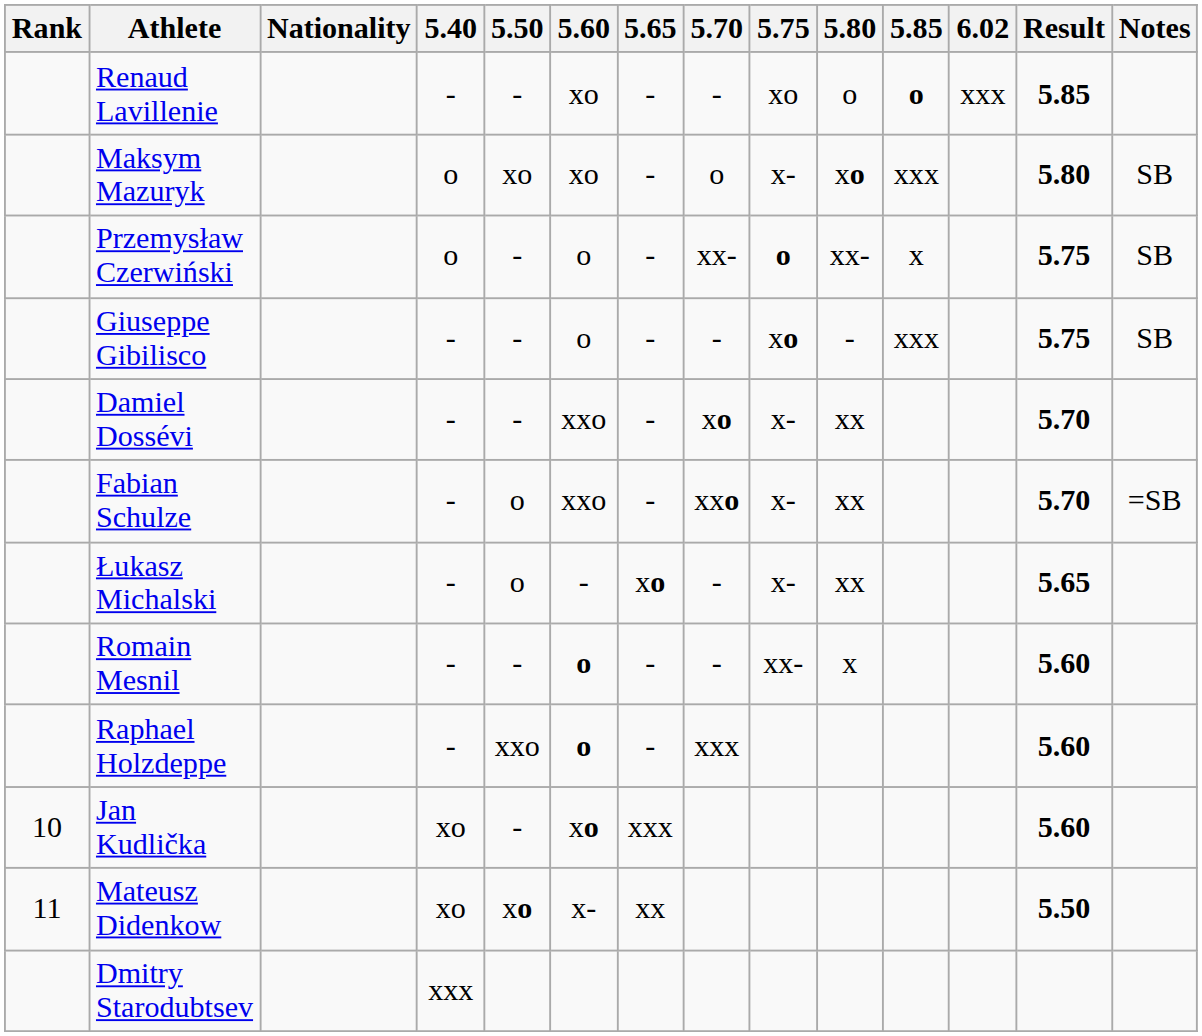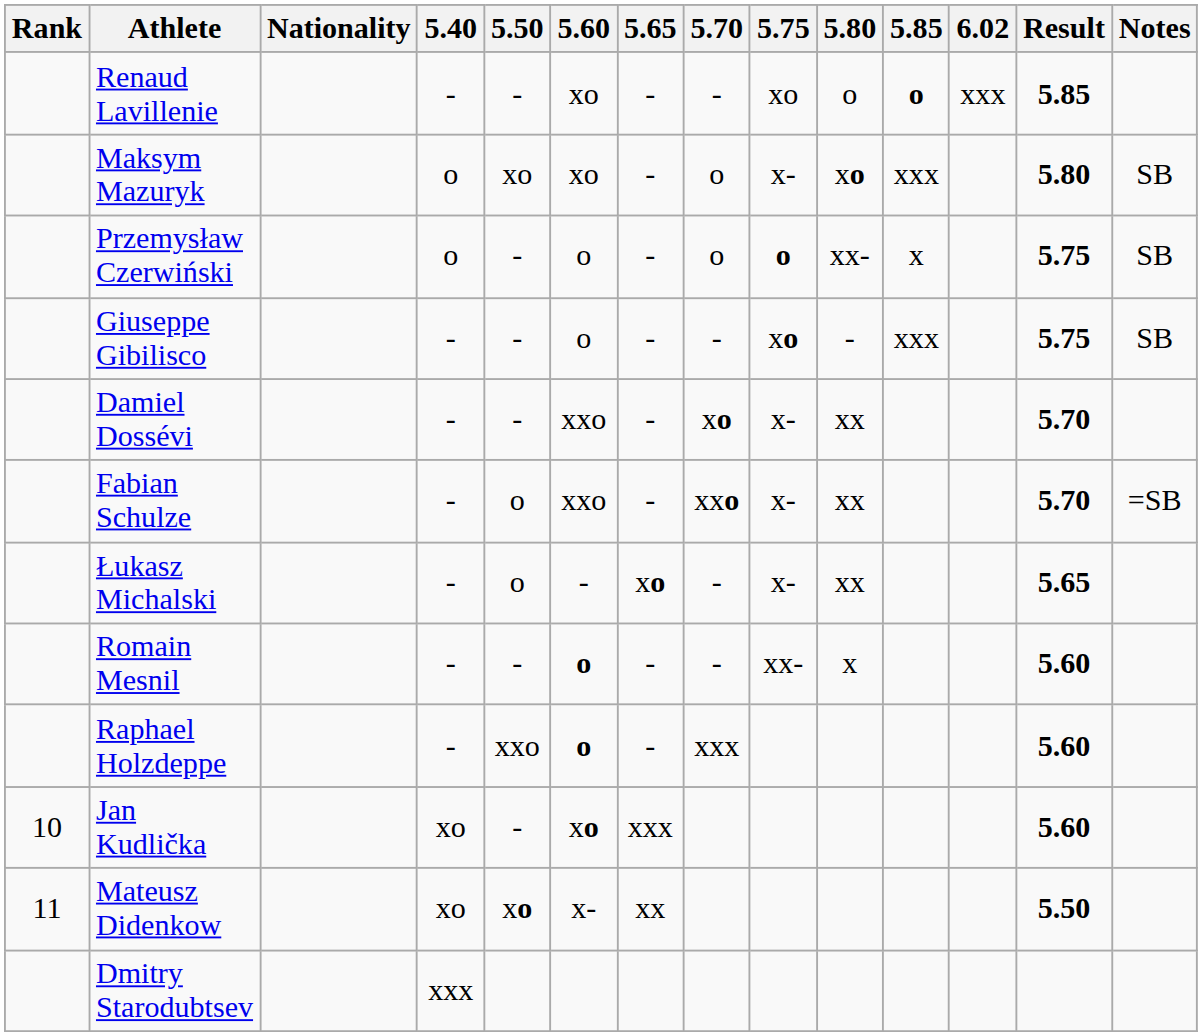(717, 256) xx- -> (717, 256) o
